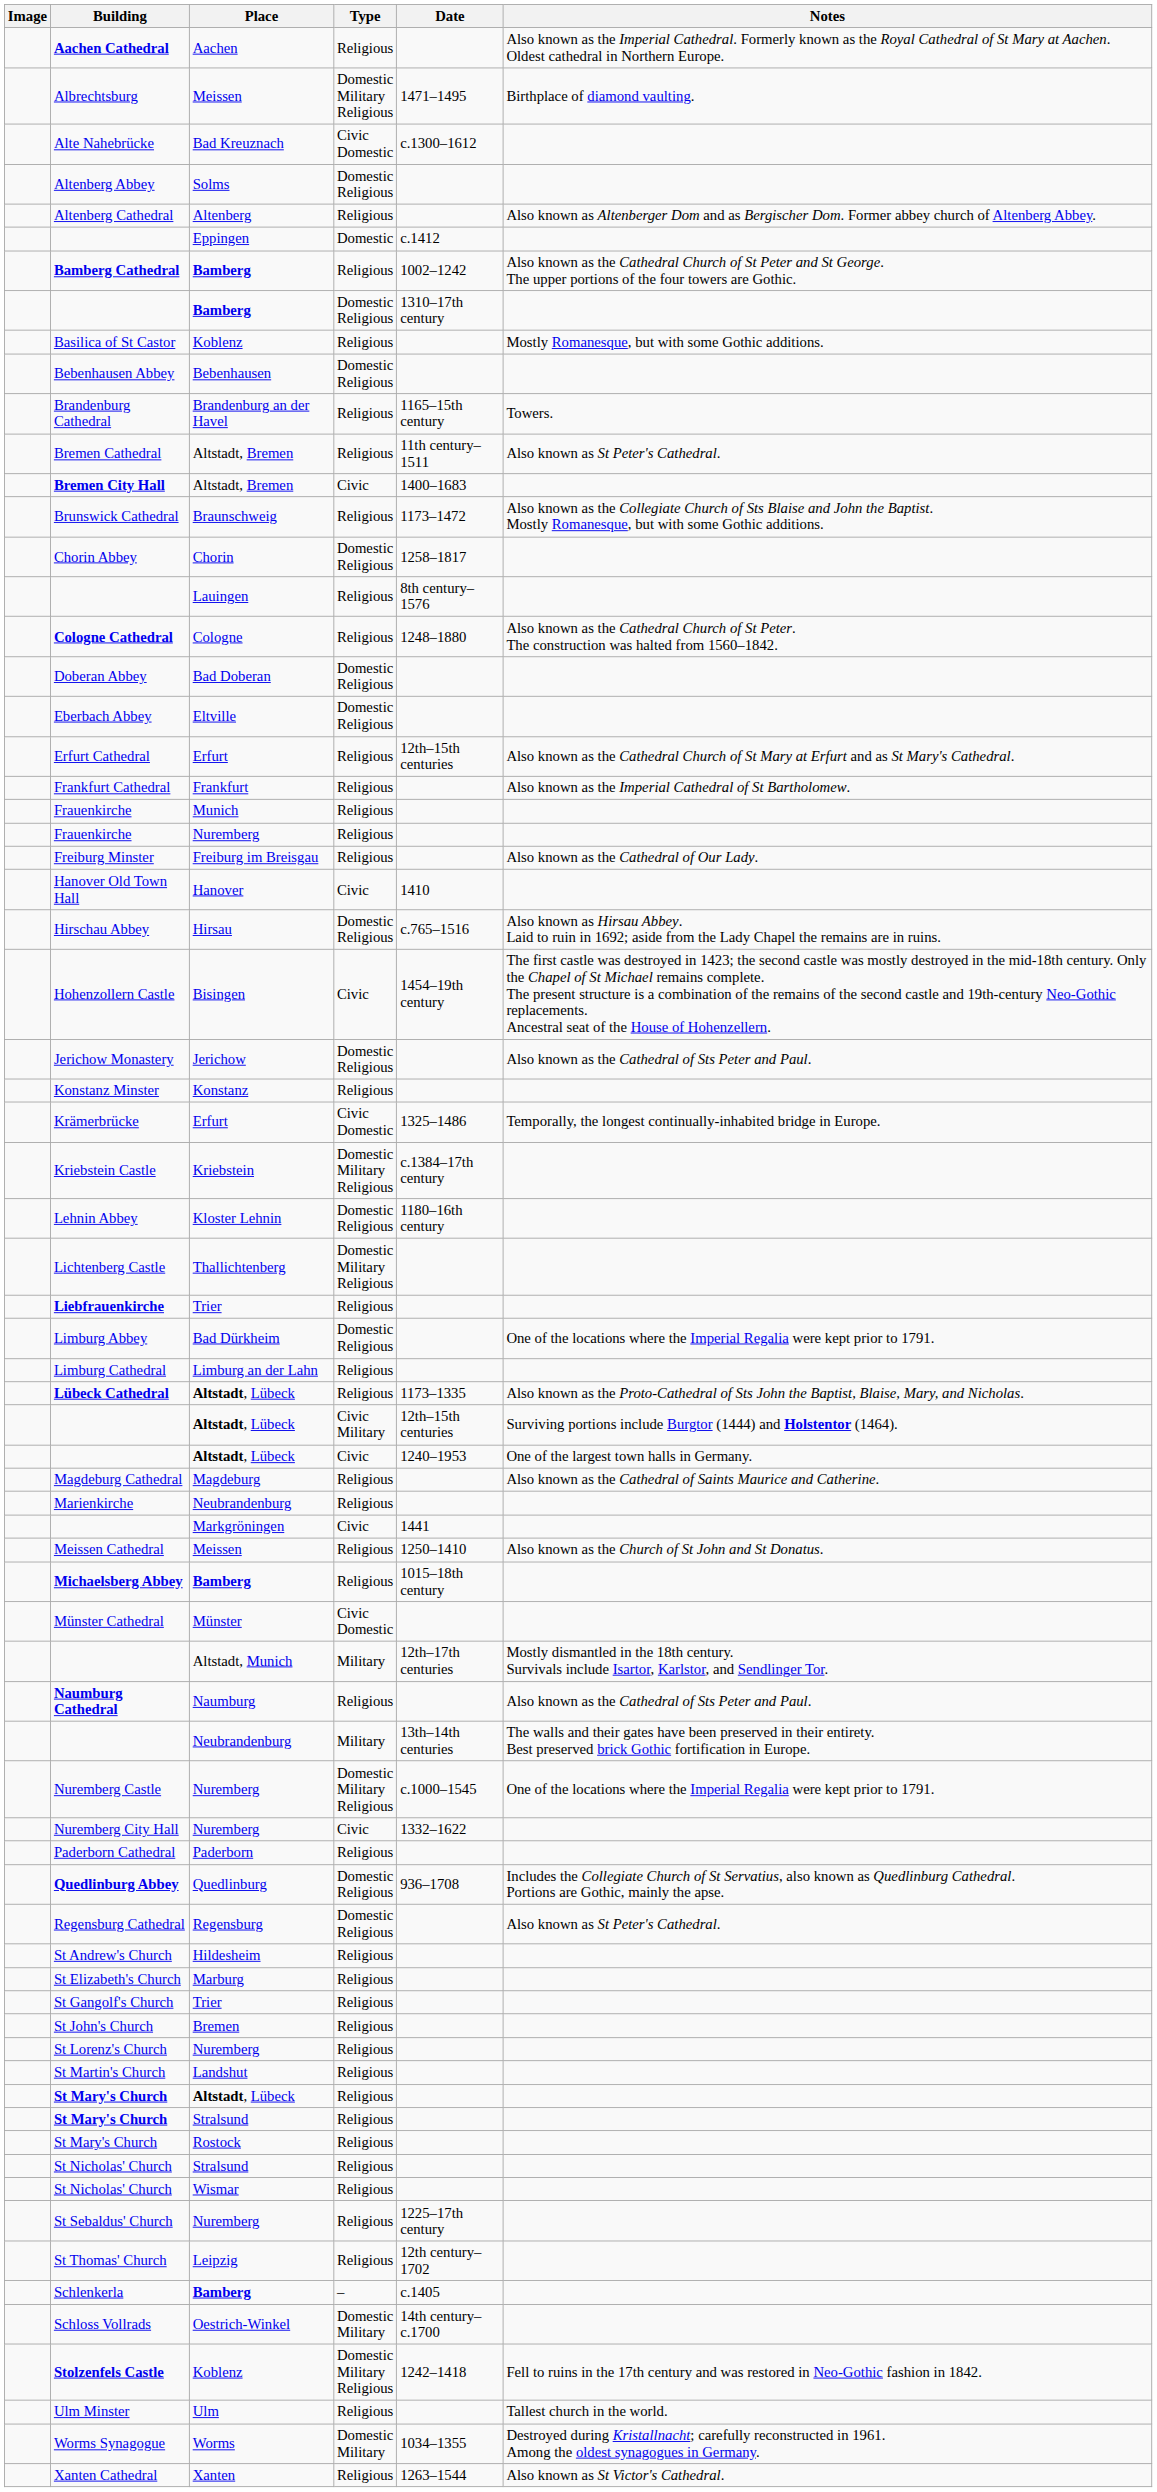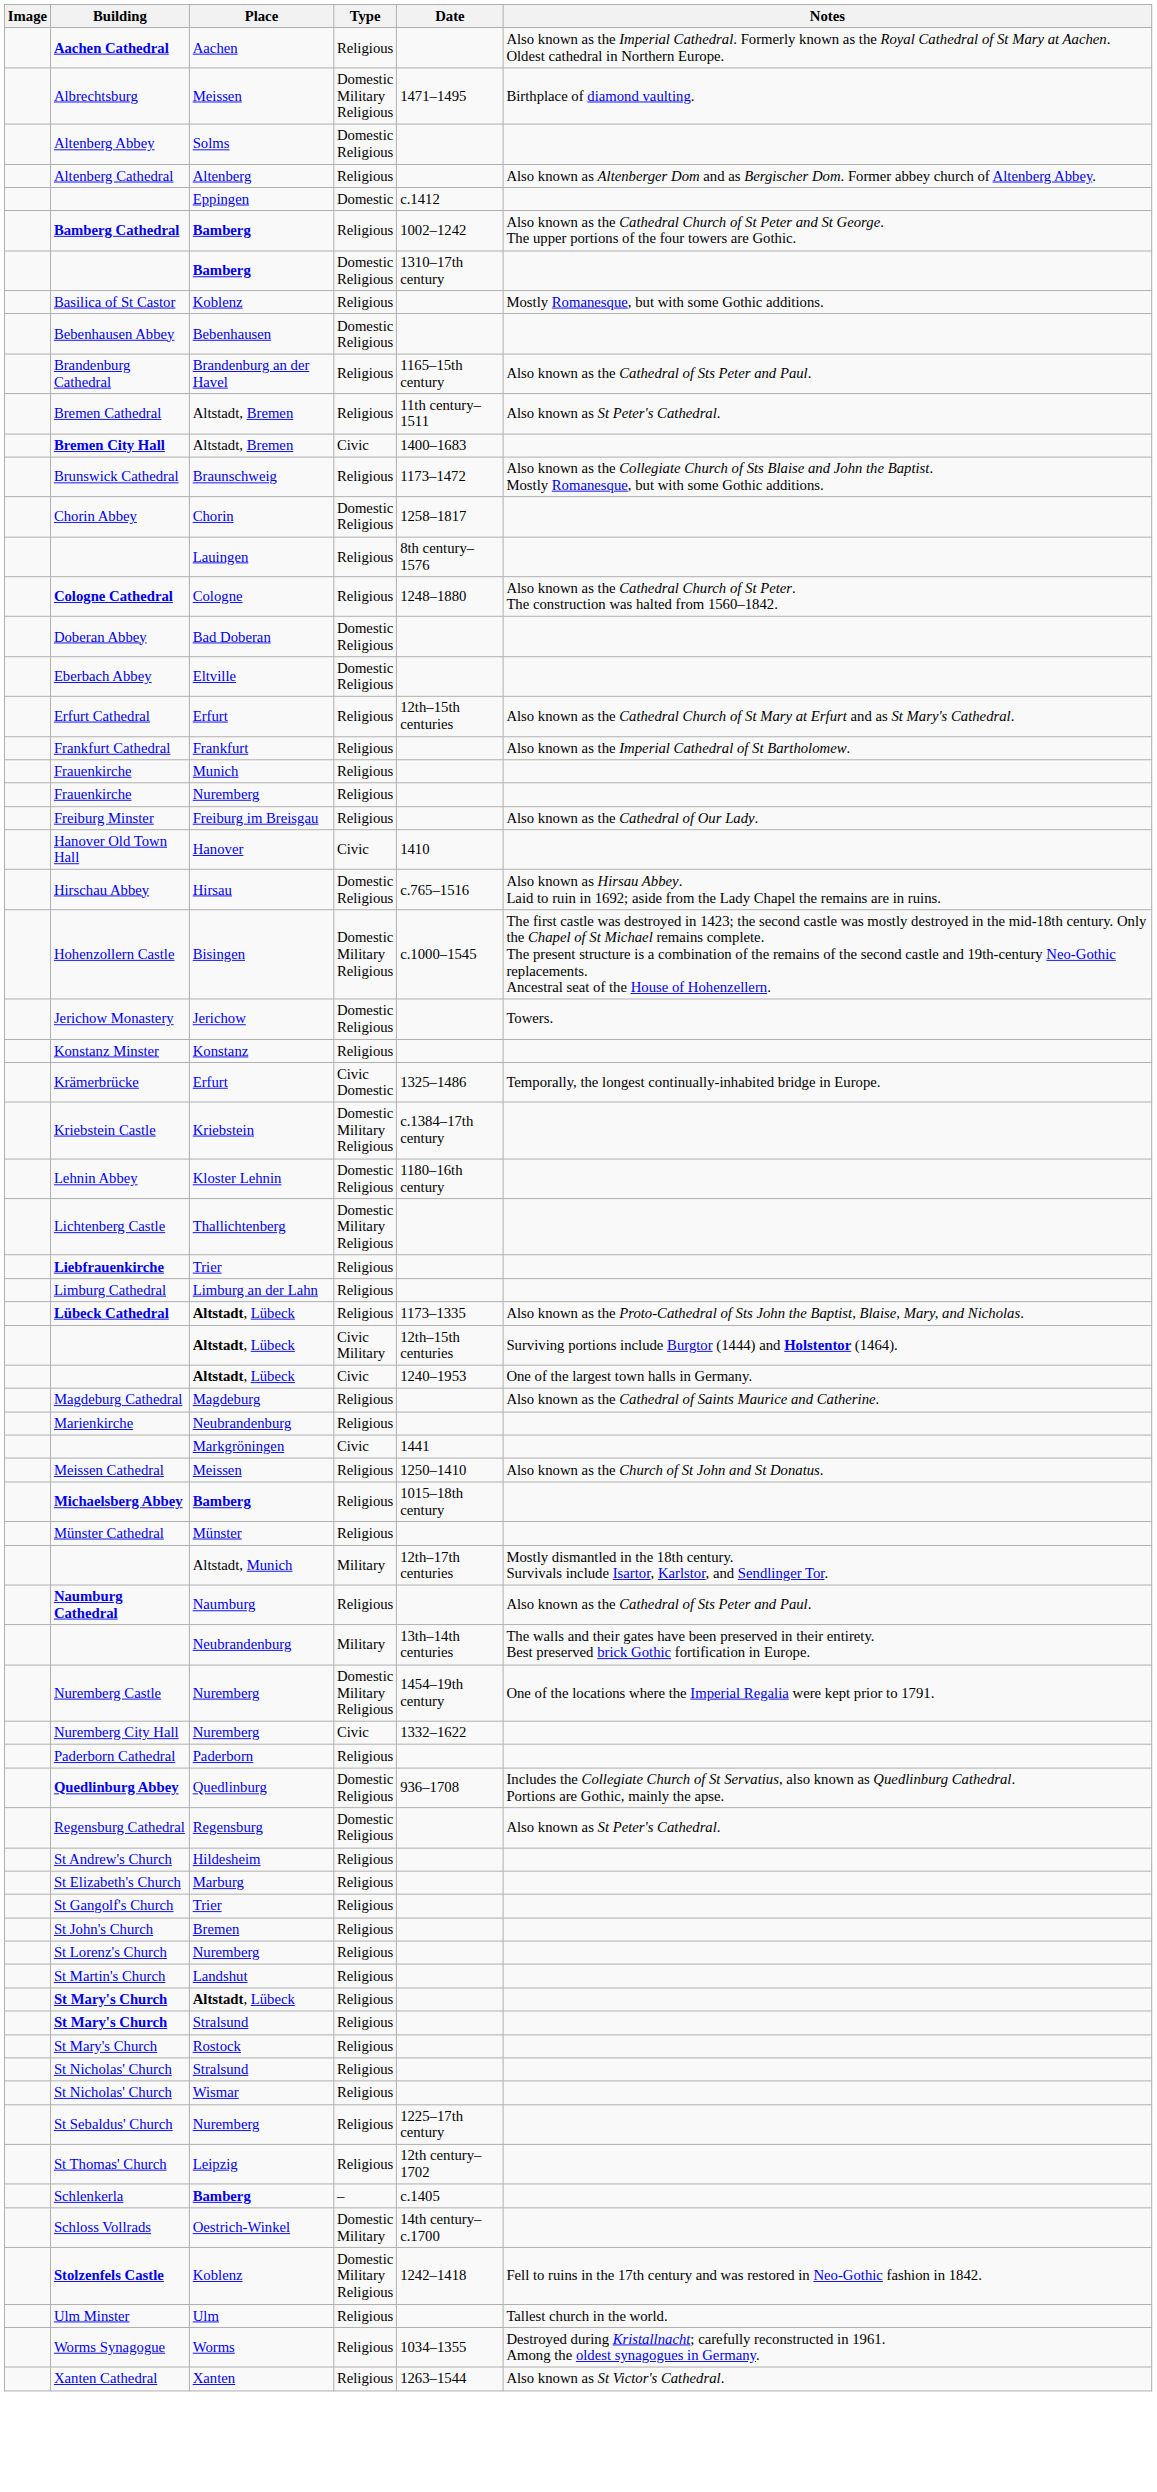- row: (104, 144)
(530, 413) Towers. -> (659, 373) Also known as the Cathedral of Sts Peter and Paul.
(353, 994) Civic -> (365, 954) Domestic Military Religious
(432, 994) 1454–19th century -> (438, 954) c.1000–1545
(659, 1058) Also known as the Cathedral of Sts Peter and Paul. -> (530, 1019) Towers.
- row: (101, 1338)
(365, 1621) Civic Domestic -> (365, 1533) Religious
(438, 1789) c.1000–1545 -> (432, 1692) 1454–19th century
(365, 2443) Domestic Military -> (365, 2347) Religious
